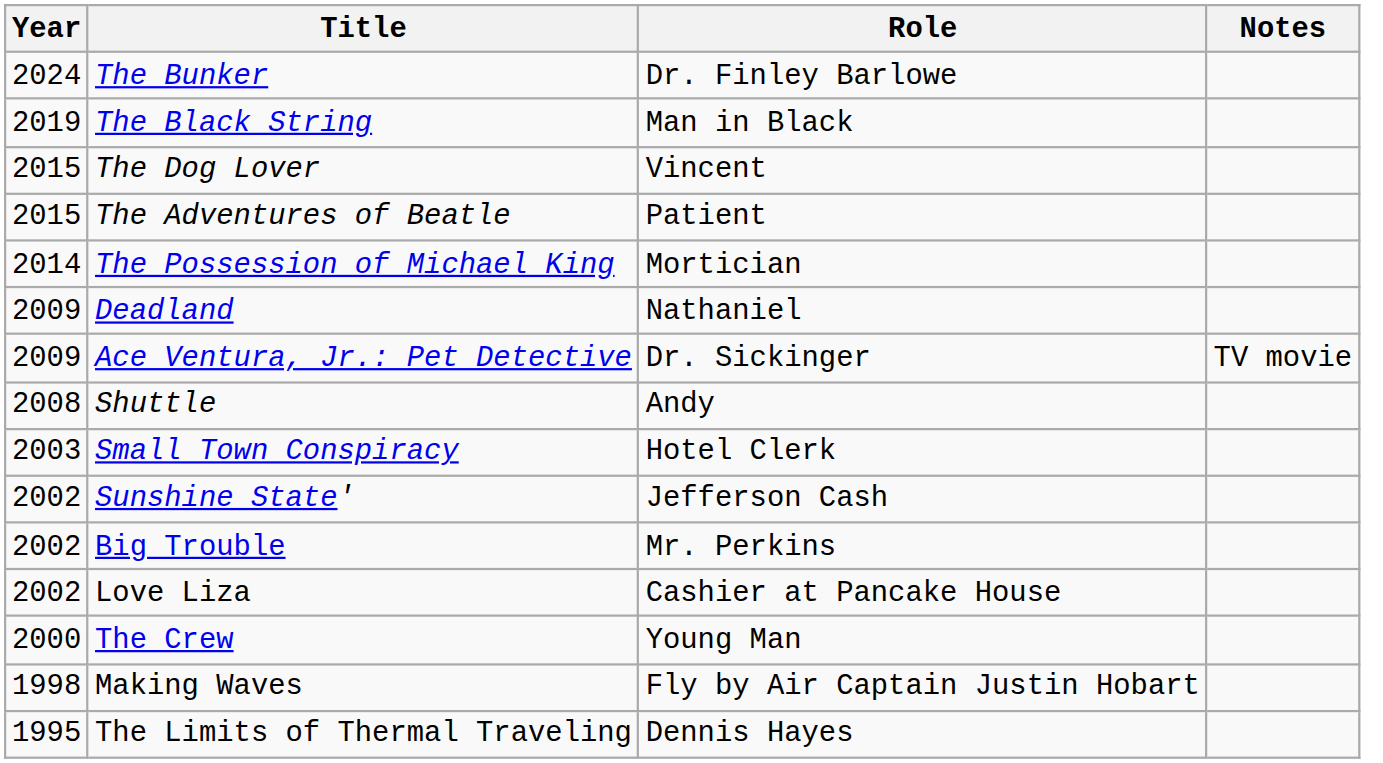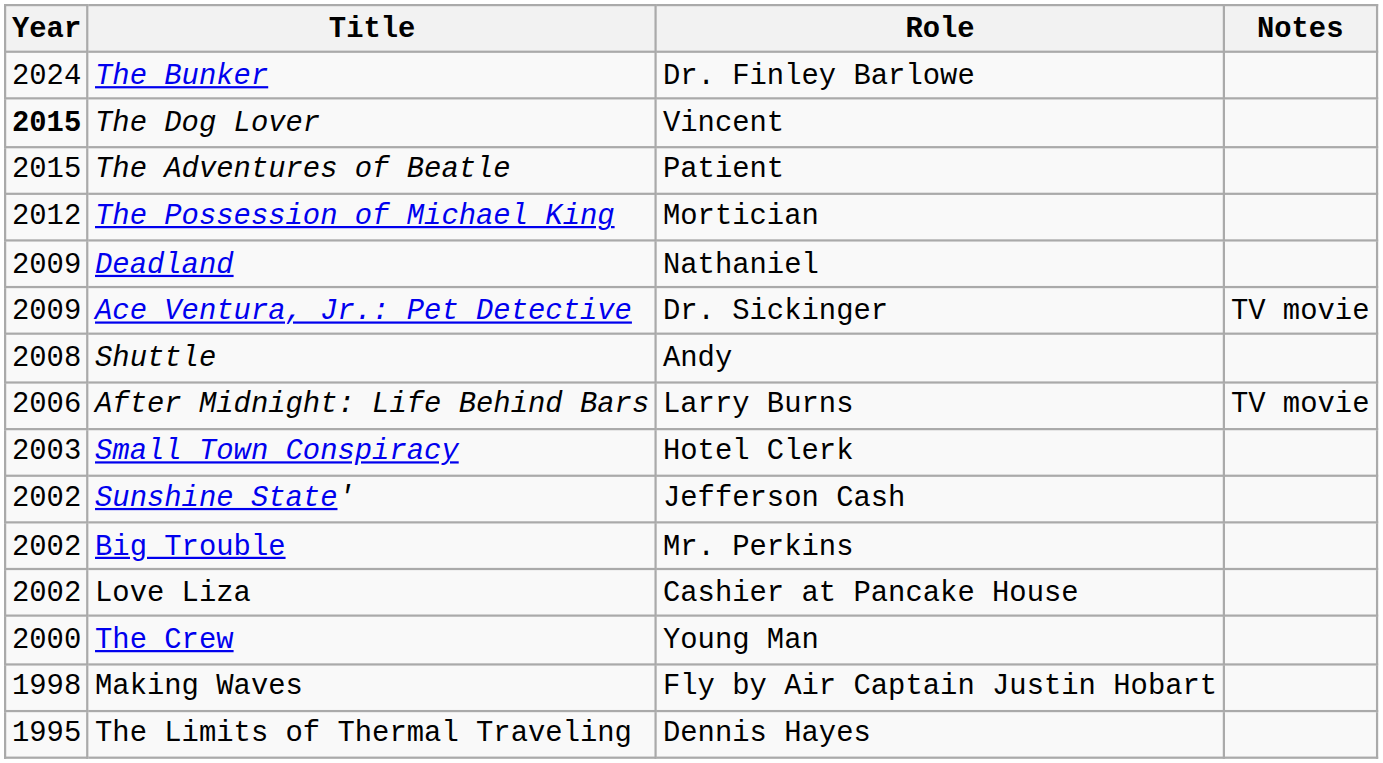- row: (234, 123)
(47, 170) normal -> (47, 123) bold
(47, 264) 2014 -> (47, 217) 2012
+ row: (372, 405)
